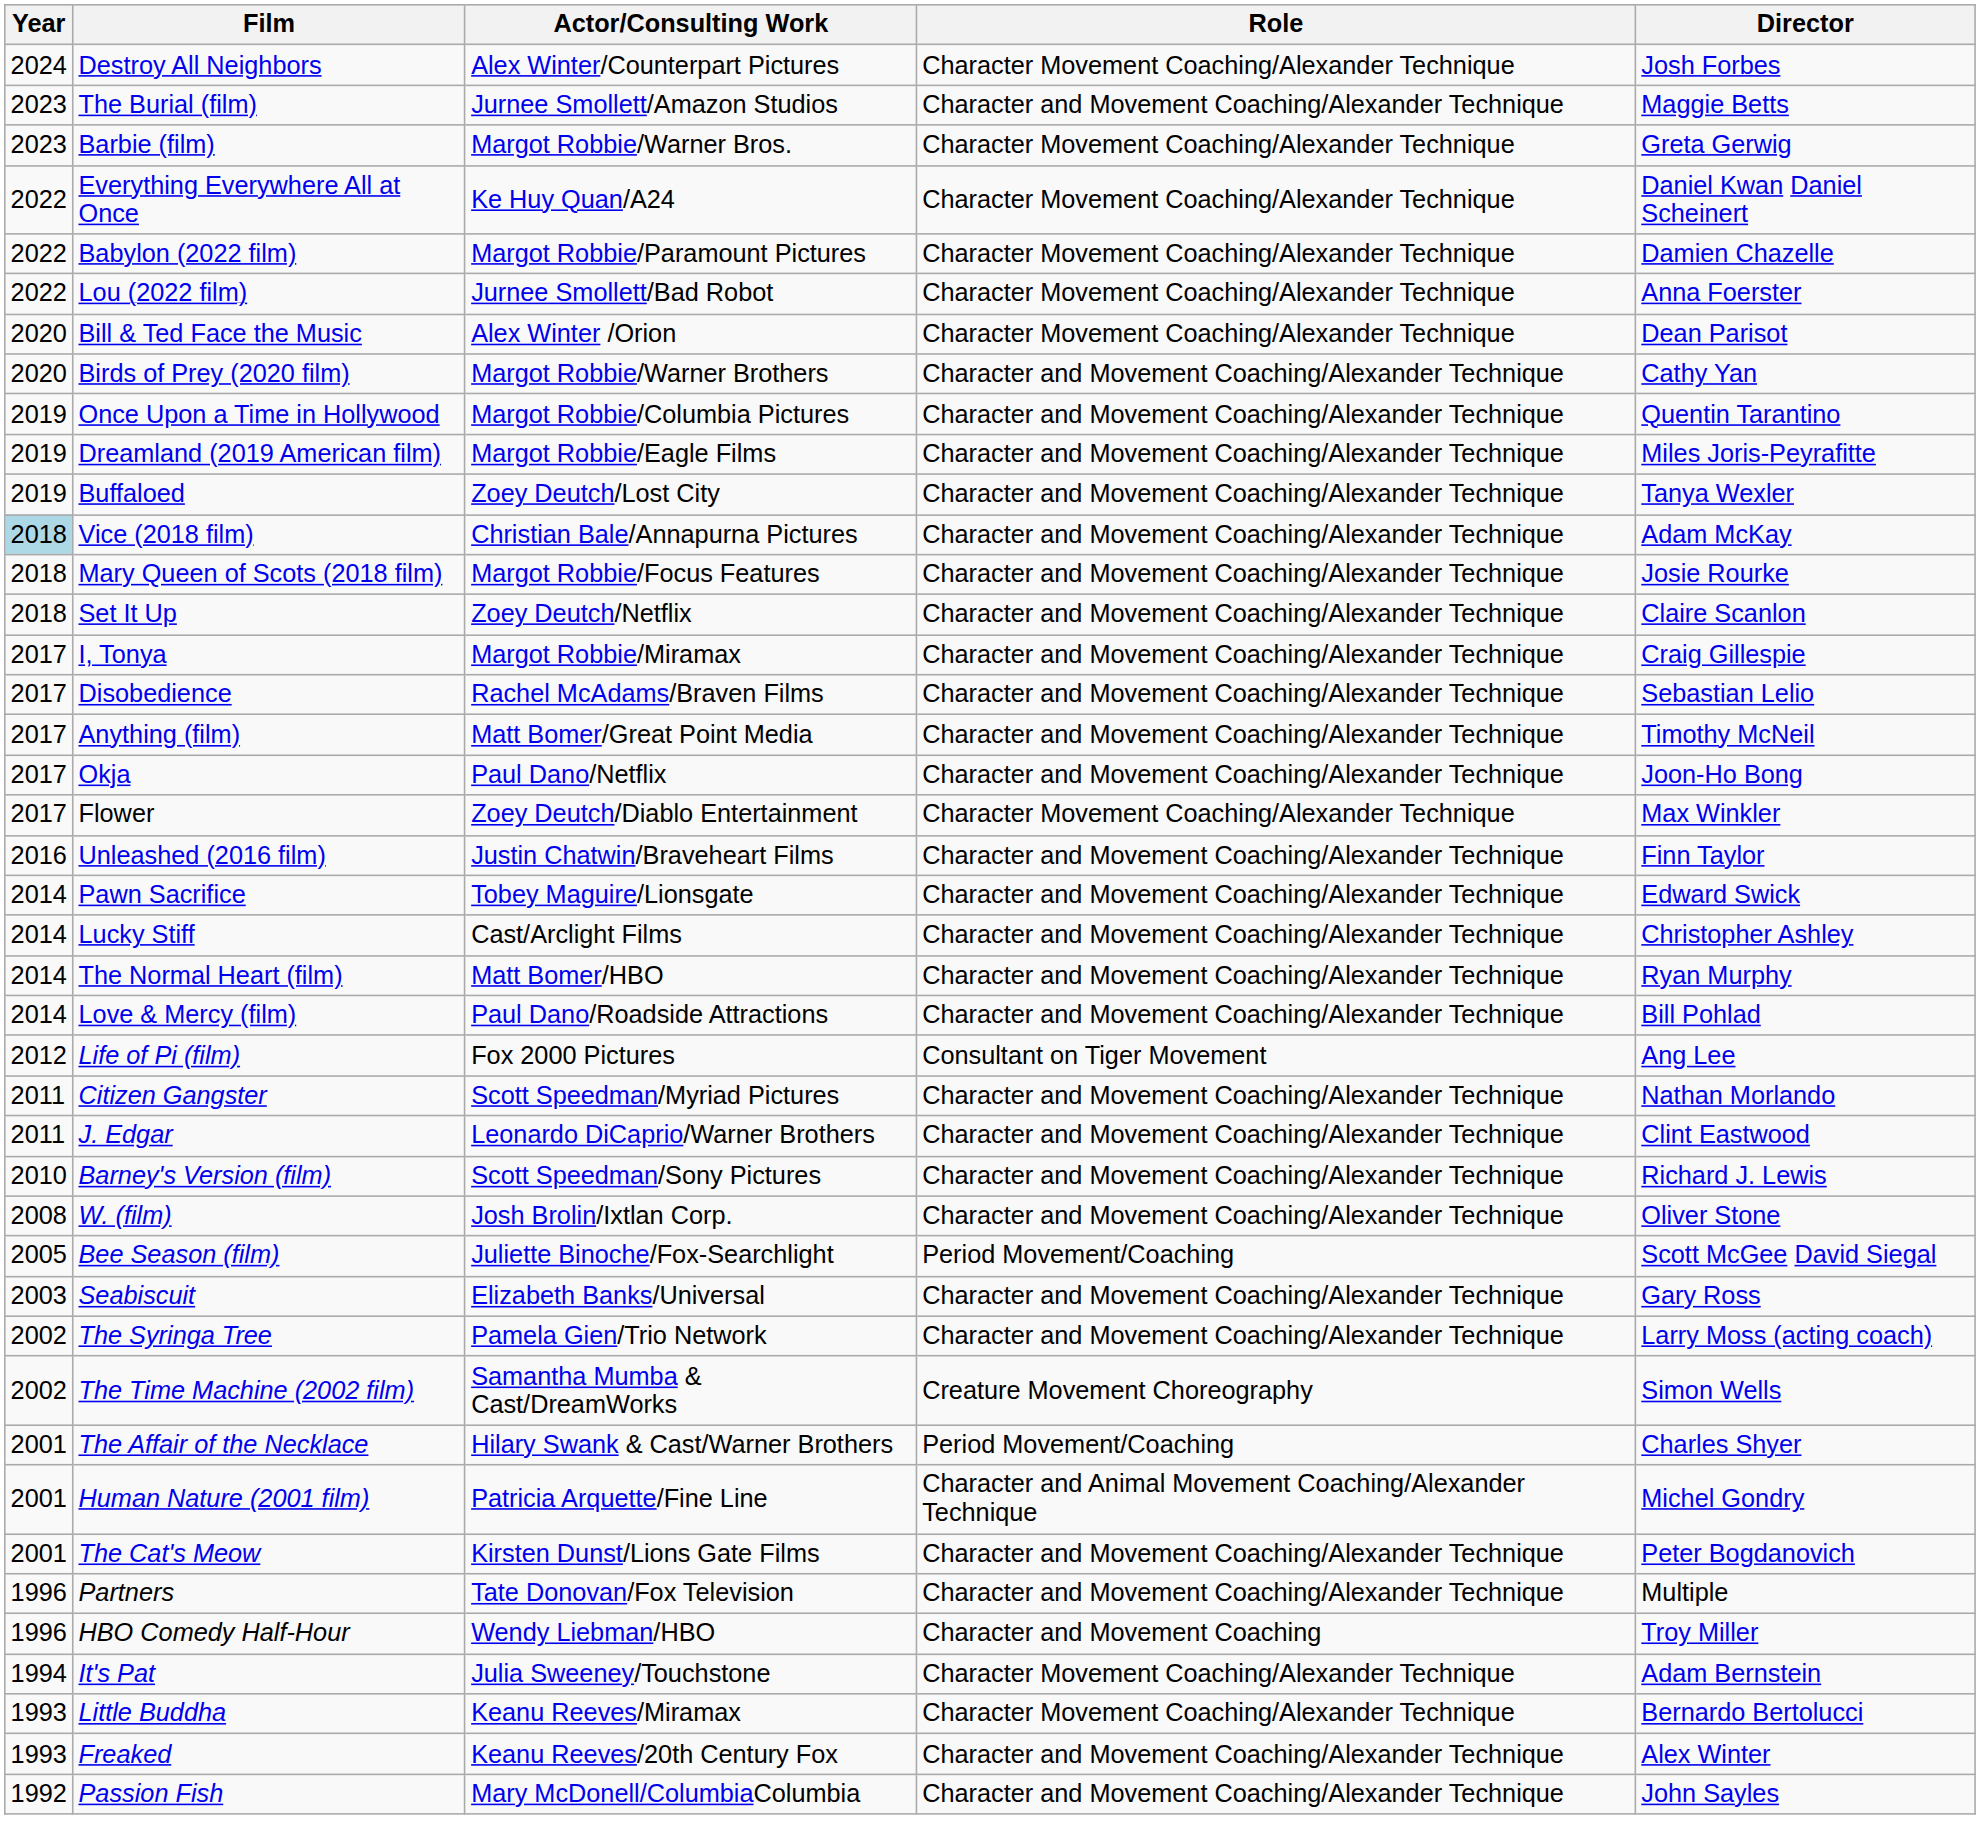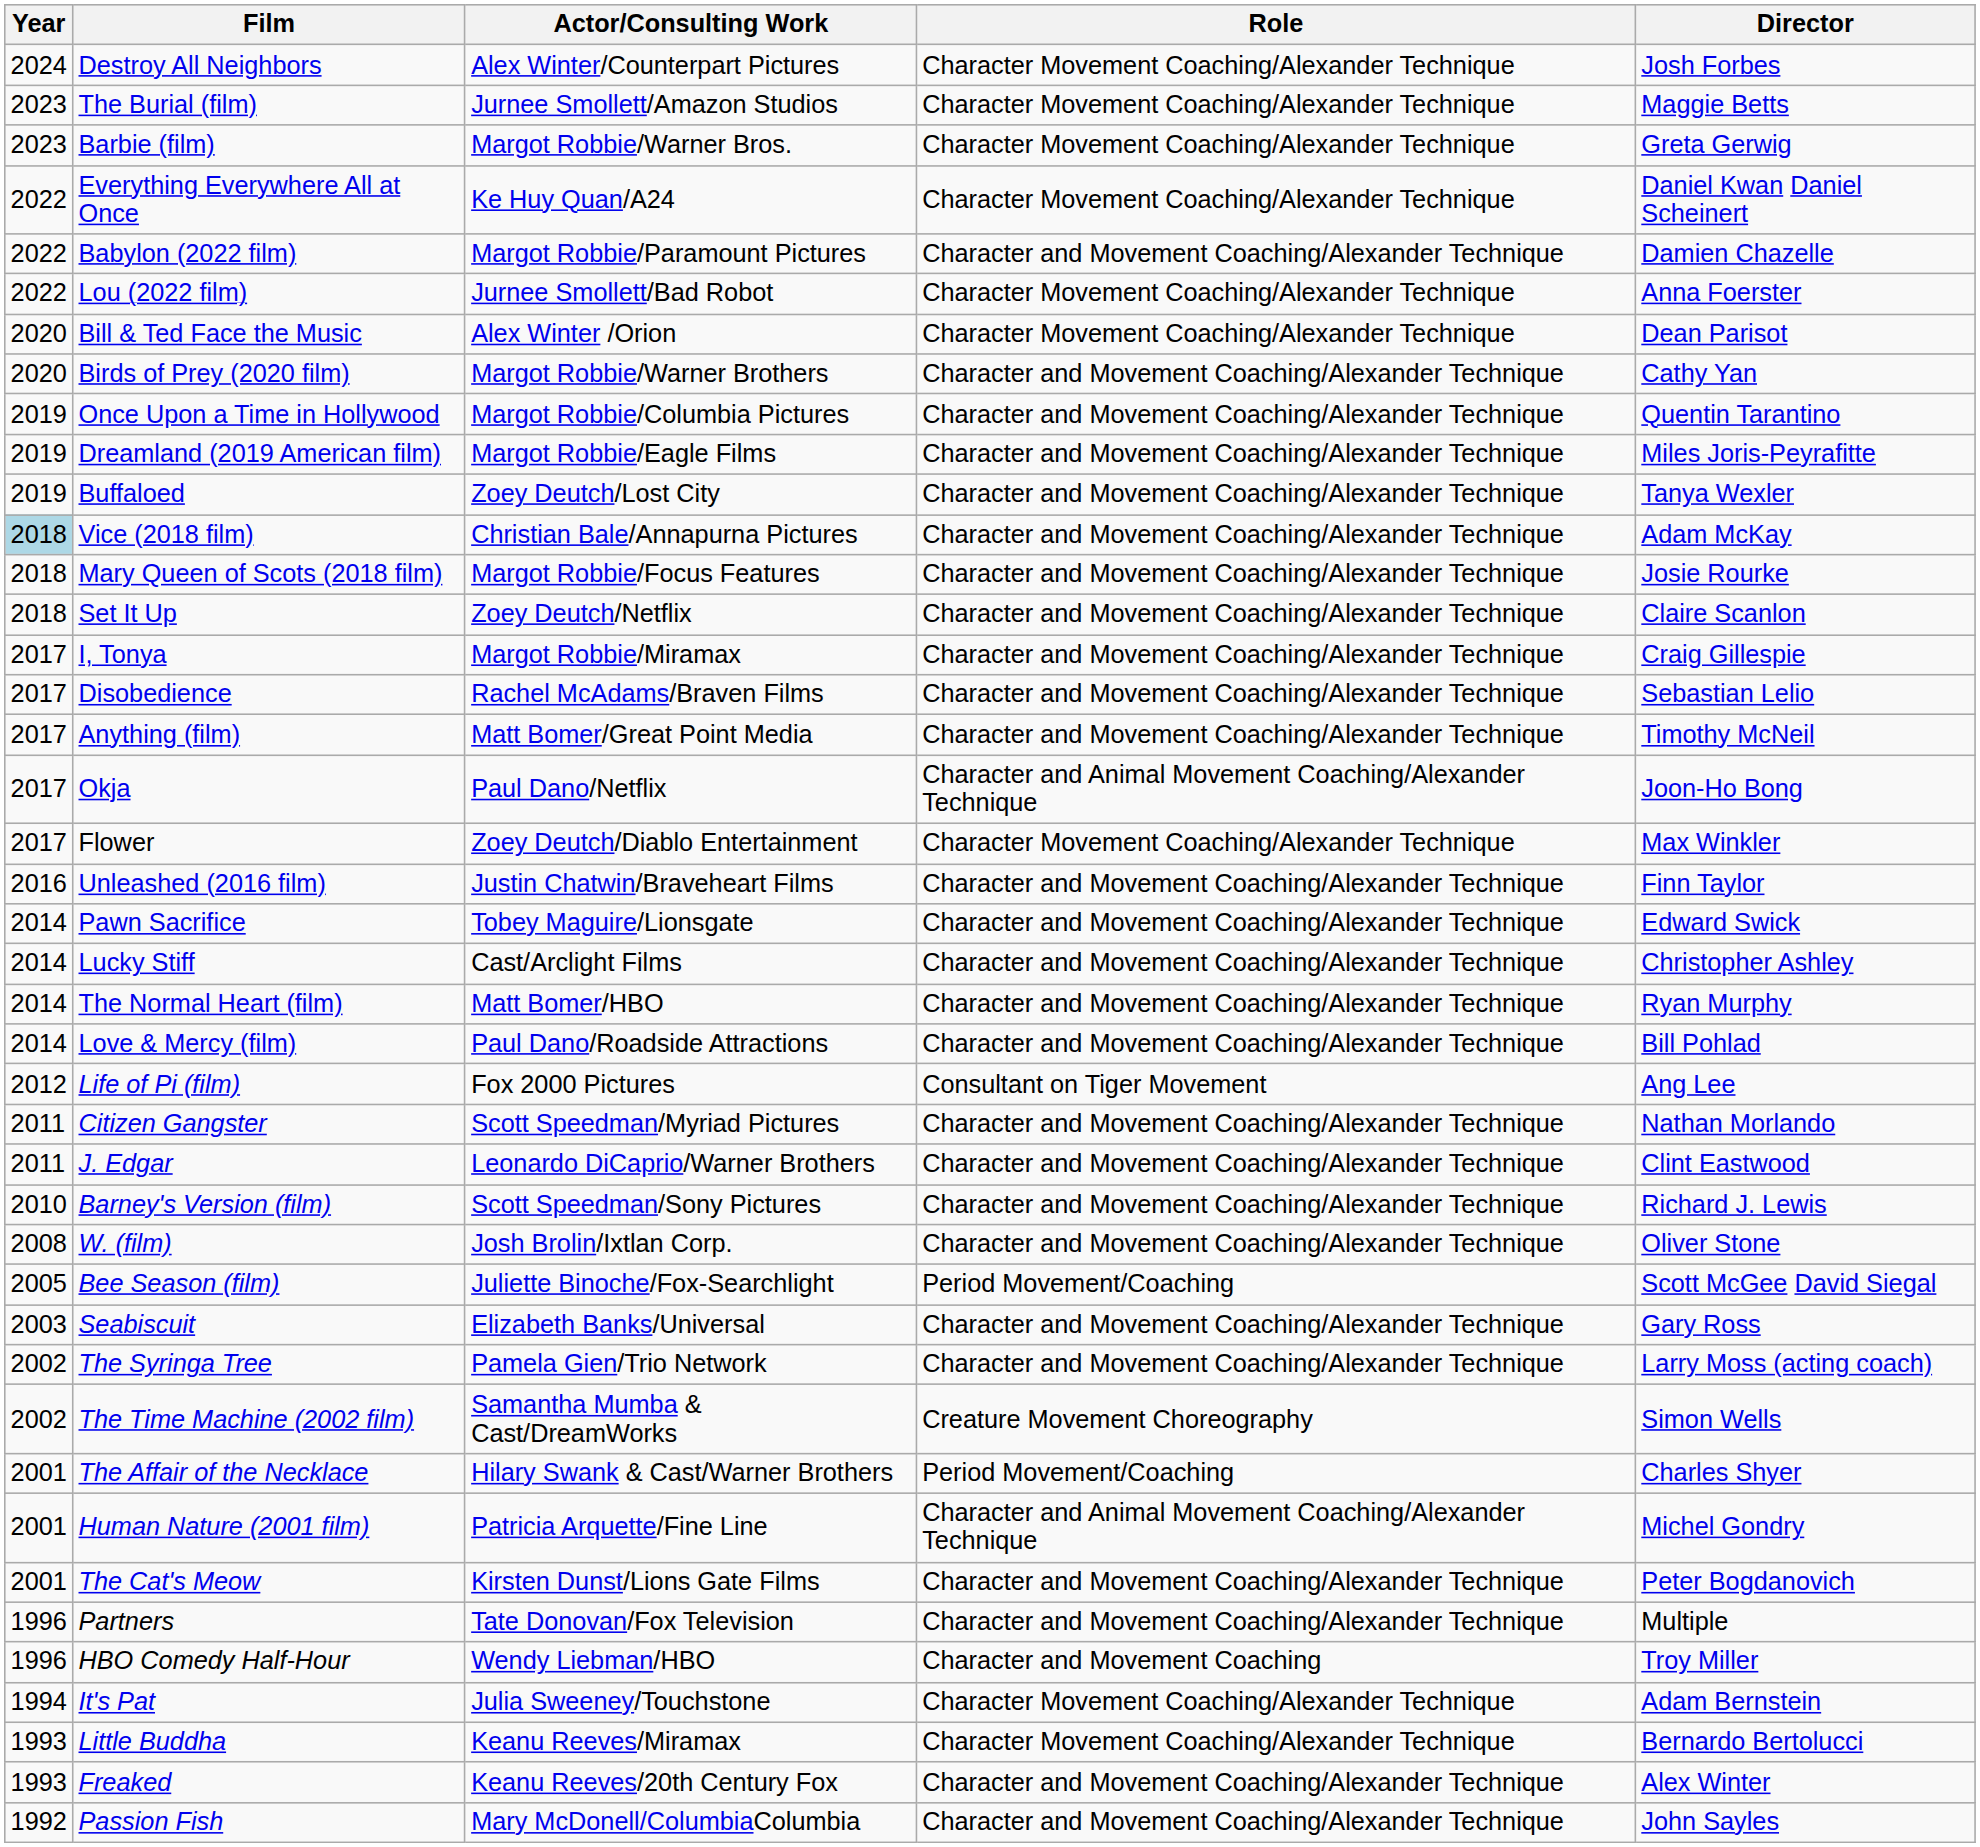(1243, 104) Character and Movement Coaching/Alexander Technique -> (1218, 104) Character Movement Coaching/Alexander Technique
(1218, 253) Character Movement Coaching/Alexander Technique -> (1243, 253) Character and Movement Coaching/Alexander Technique
(1243, 774) Character and Movement Coaching/Alexander Technique -> (1224, 788) Character and Animal Movement Coaching/Alexander Technique
